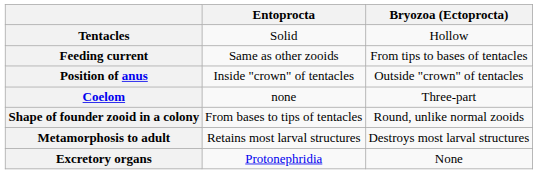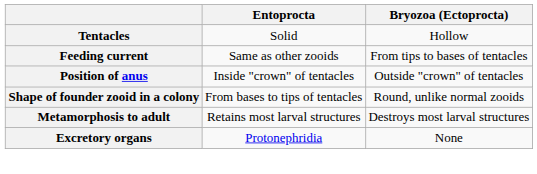- row: (104, 96)
